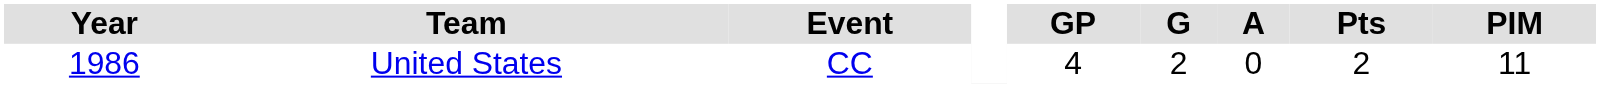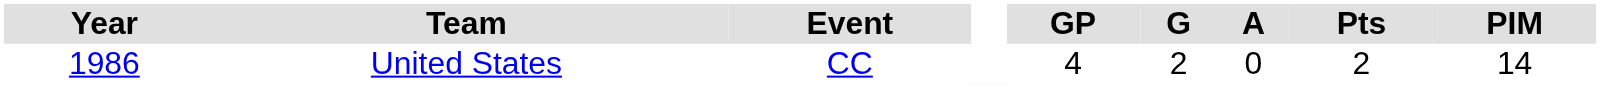(1515, 63) 11 -> (1515, 63) 14
